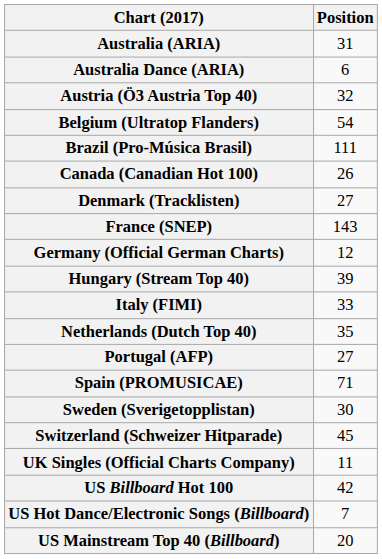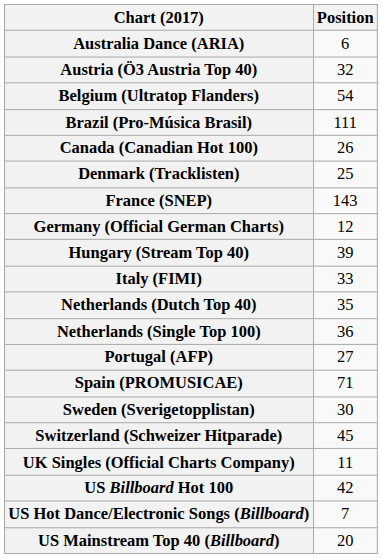- row: (159, 43)
(345, 200) 27 -> (345, 174) 25
+ row: (159, 331)
